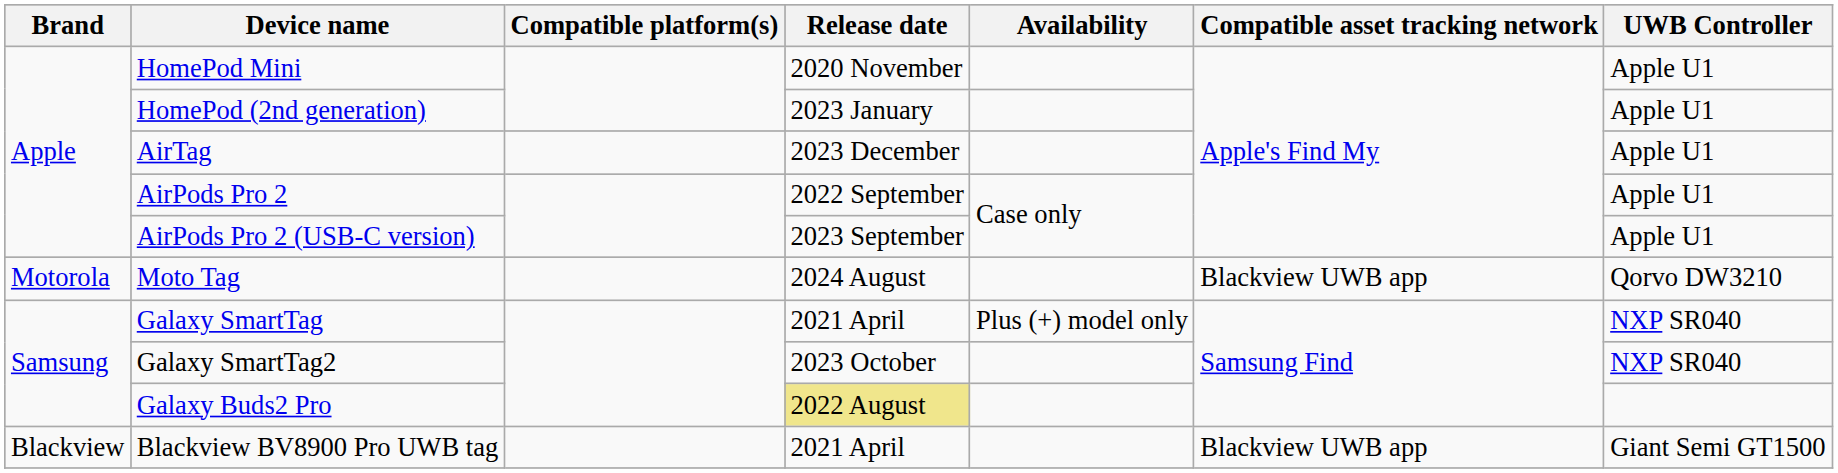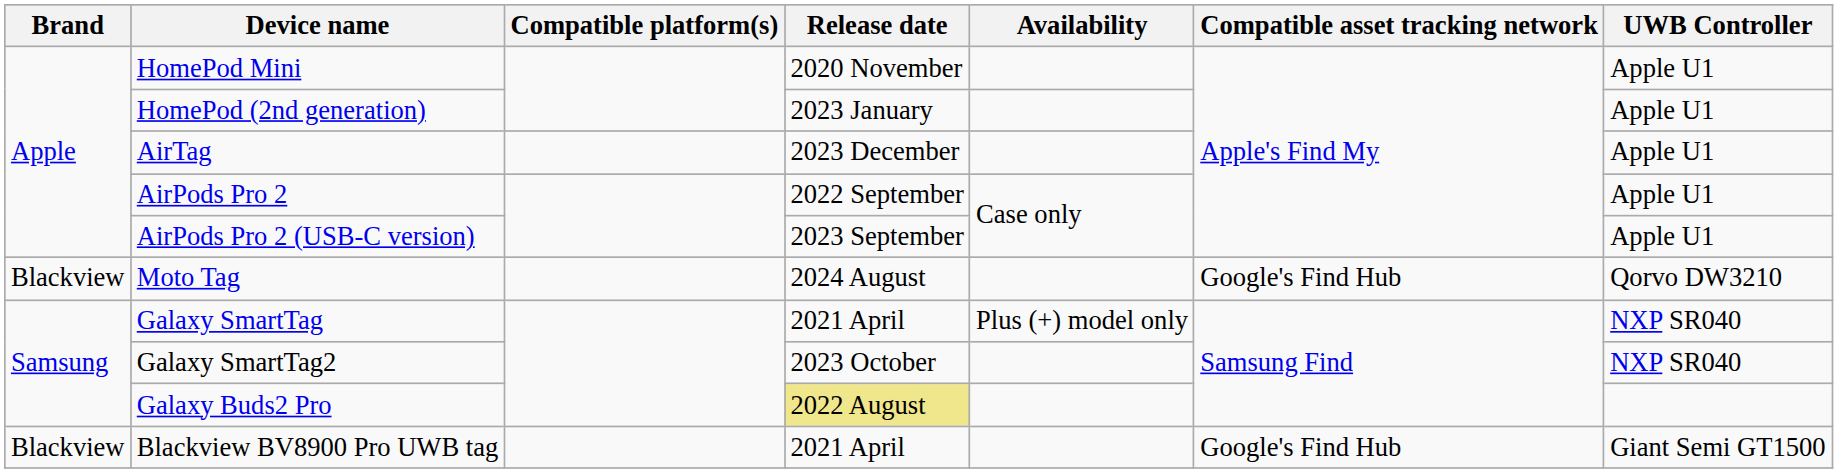(60, 278) Motorola -> (68, 278) Blackview
(1314, 278) Blackview UWB app -> (1301, 278) Google's Find Hub
(1314, 446) Blackview UWB app -> (1301, 446) Google's Find Hub
